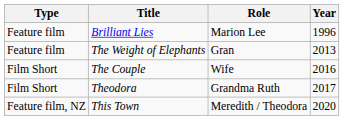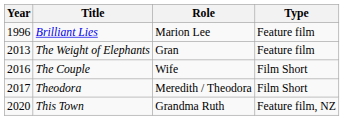columns swapped: (324, 13) <-> (46, 13)
(245, 87) Grandma Ruth -> (204, 87) Meredith / Theodora
(259, 106) Meredith / Theodora -> (190, 106) Grandma Ruth
